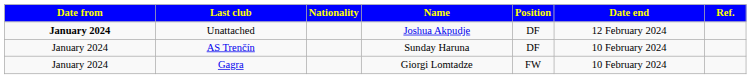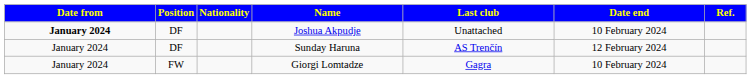columns swapped: (533, 13) <-> (231, 13)
(629, 30) 12 February 2024 -> (629, 30) 10 February 2024
(629, 48) 10 February 2024 -> (629, 48) 12 February 2024
